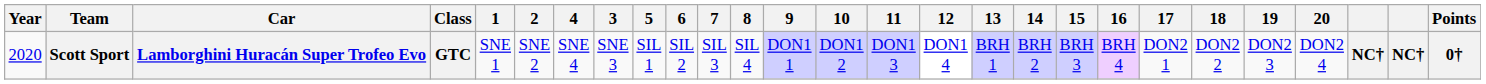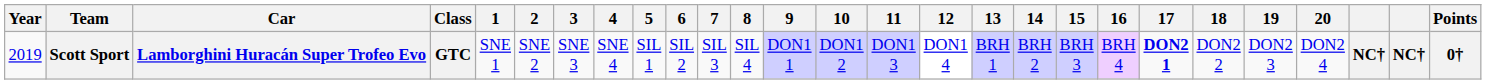columns swapped: (613, 17) <-> (574, 17)
(25, 54) 2020 -> (25, 54) 2019
(1166, 54) normal -> (1166, 54) bold
